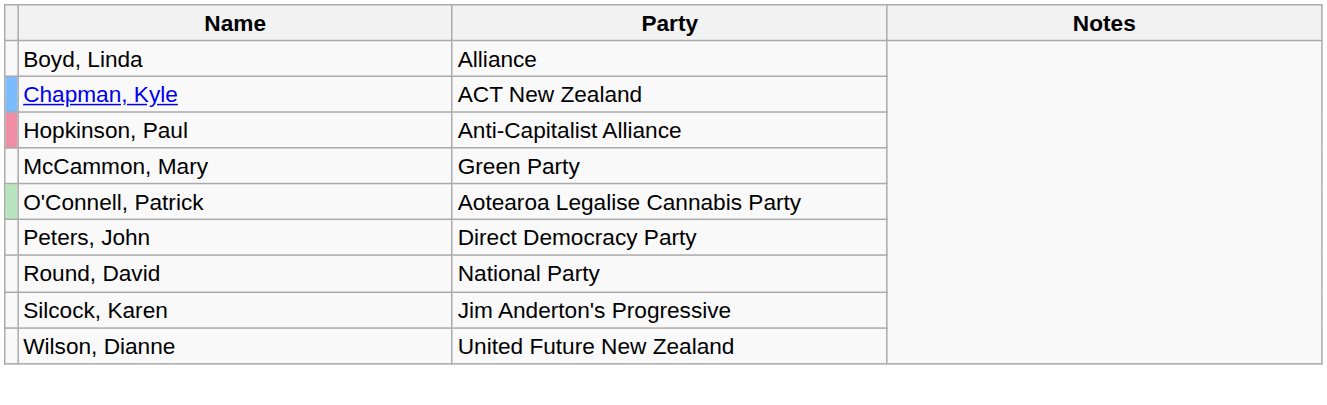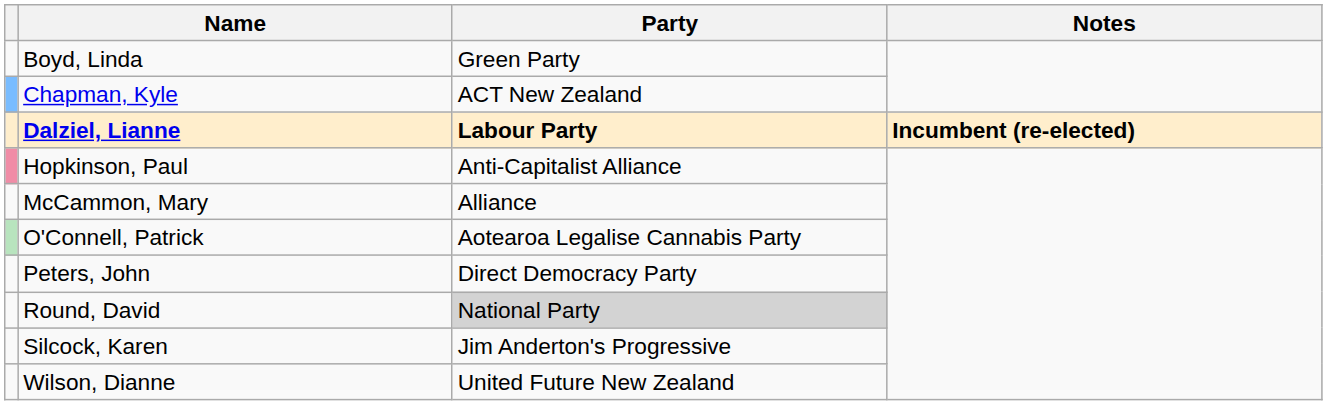(497, 59) Alliance -> (519, 59) Green Party
+ row: (102, 130)
(519, 166) Green Party -> (497, 202) Alliance
(529, 274) no background -> (529, 310) lightgrey background
